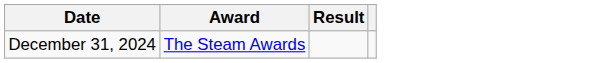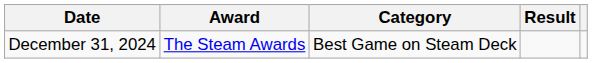+ column: (415, 17)
